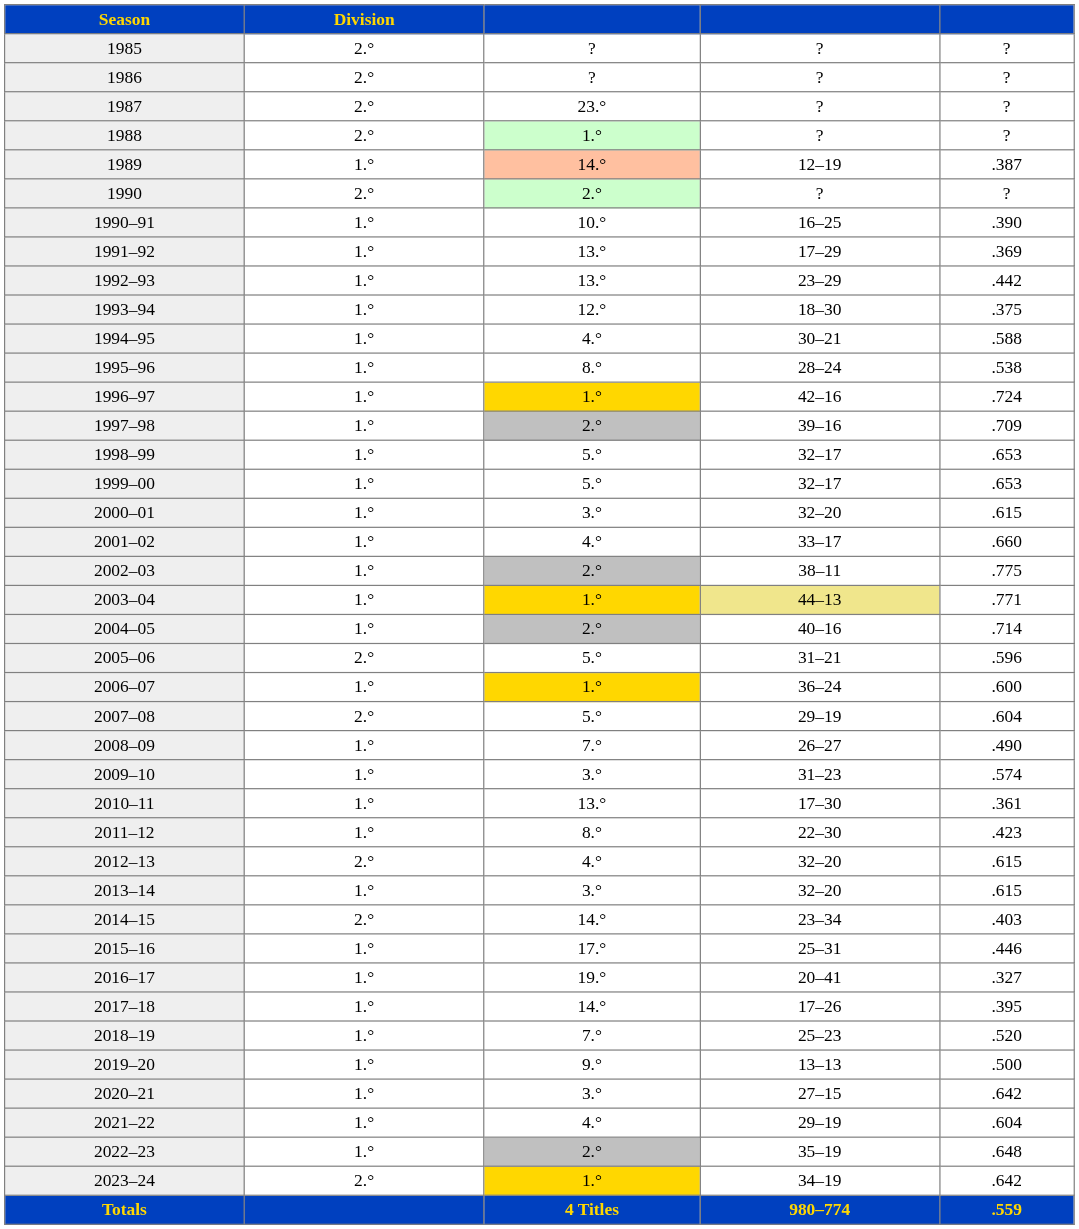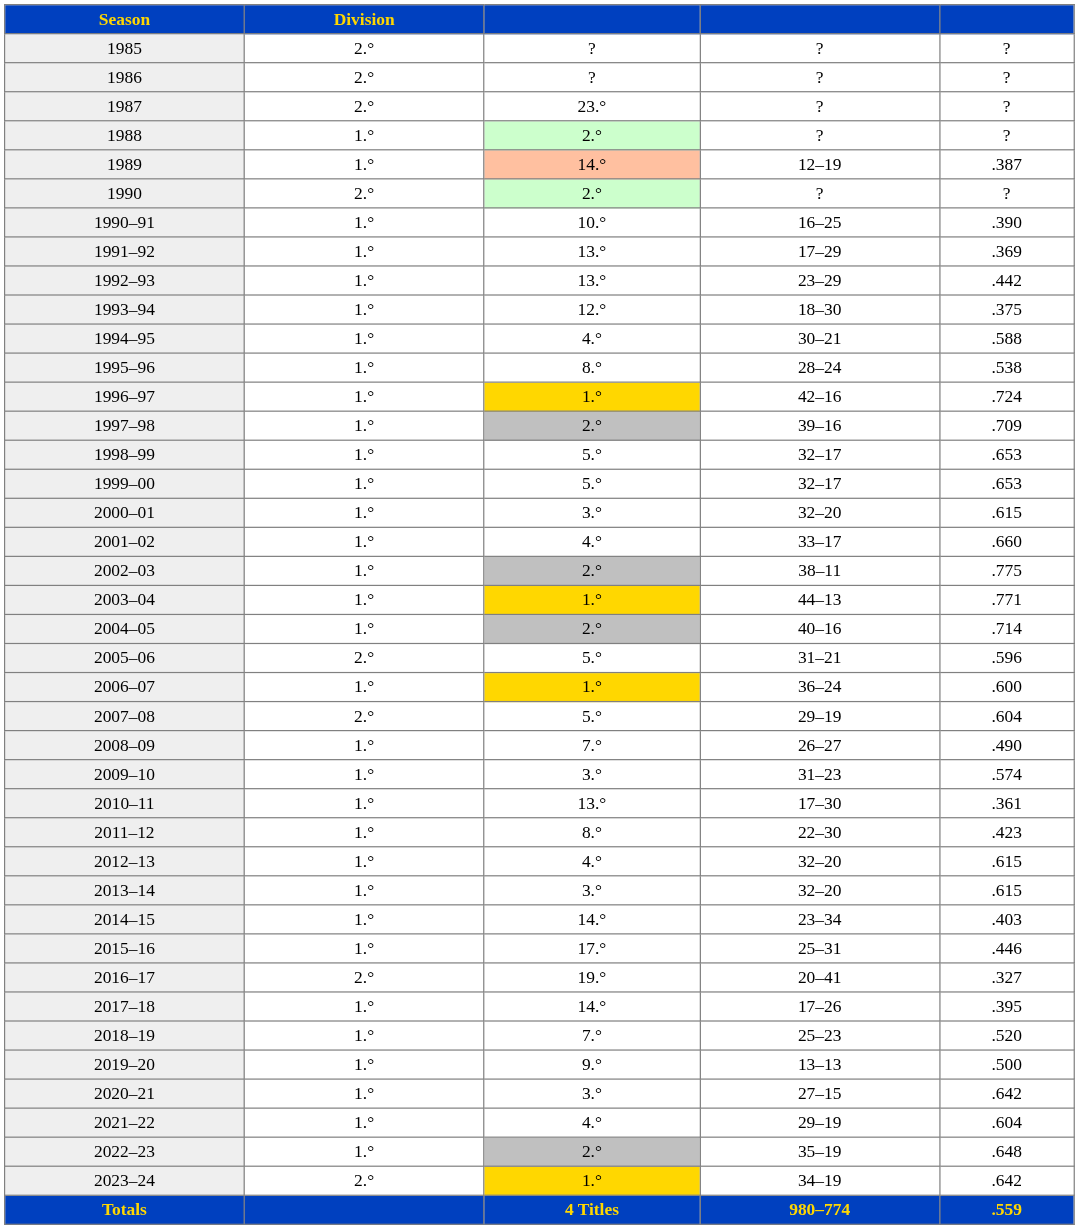(364, 135) 2.° -> (364, 135) 1.°
(592, 135) 1.° -> (592, 135) 2.°
(820, 599) khaki background -> (820, 599) no background
(364, 861) 2.° -> (364, 861) 1.°
(364, 919) 2.° -> (364, 919) 1.°
(364, 977) 1.° -> (364, 977) 2.°
